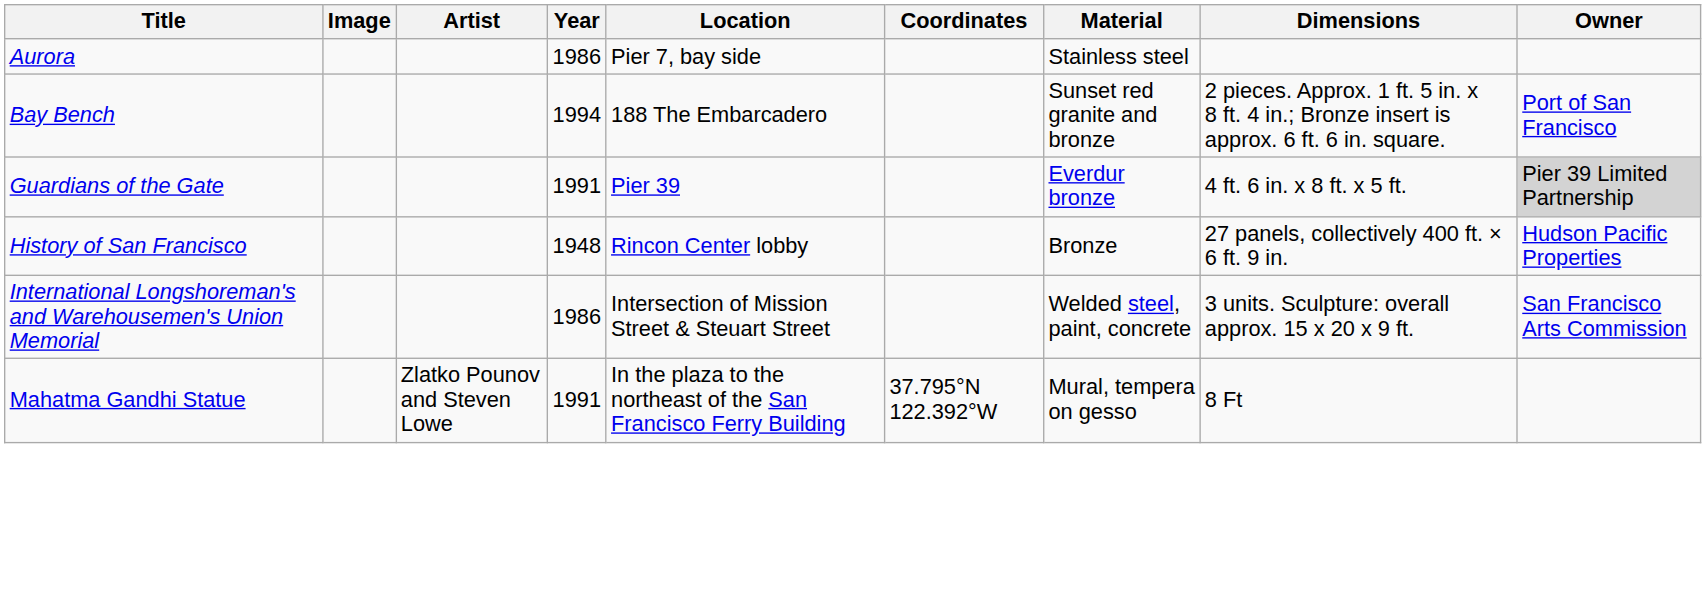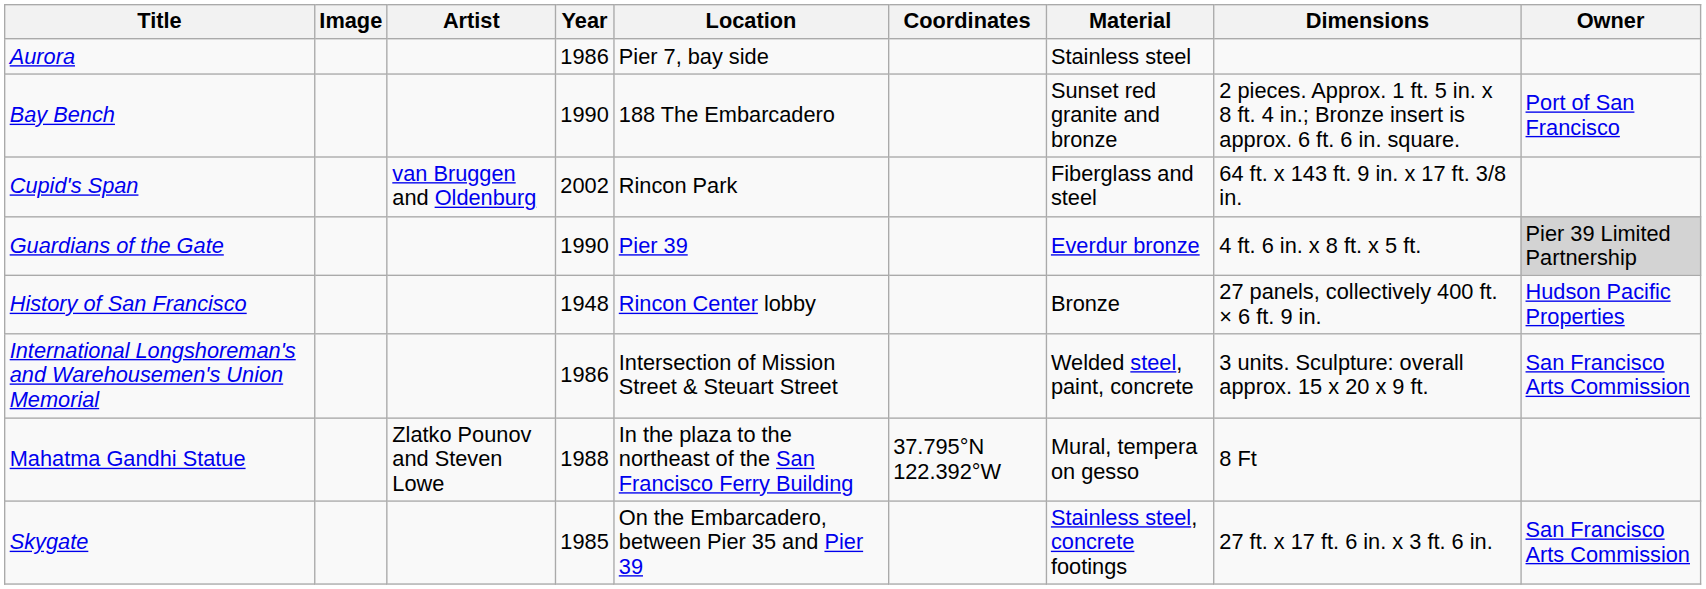(577, 115) 1994 -> (585, 115) 1990
+ row: (74, 186)
(577, 186) 1991 -> (585, 245) 1990
(577, 400) 1991 -> (585, 459) 1988
+ row: (49, 542)
